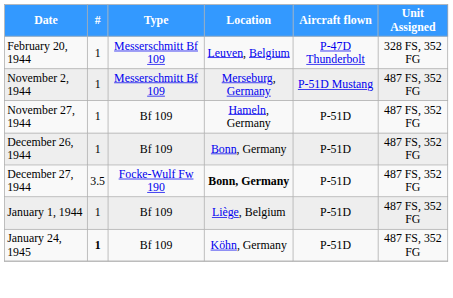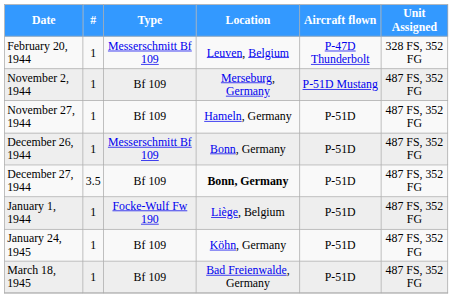(156, 84) Messerschmitt Bf 109 -> (150, 84) Bf 109
(156, 148) Bf 109 -> (150, 148) Messerschmitt Bf 109
(156, 181) Focke-Wulf Fw 190 -> (150, 181) Bf 109
(156, 213) Bf 109 -> (150, 213) Focke-Wulf Fw 190
(98, 245) bold -> (93, 245) normal
+ row: (32, 277)
